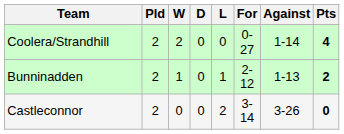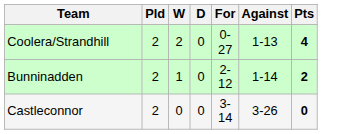- column: (223, 14)
(287, 42) 1-14 -> (265, 42) 1-13
(287, 76) 1-13 -> (265, 76) 1-14
